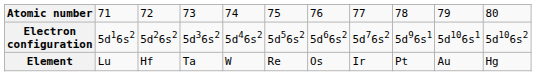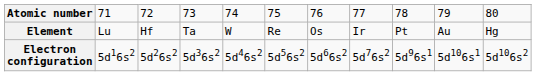rows swapped: (50, 62) <-> (50, 37)
